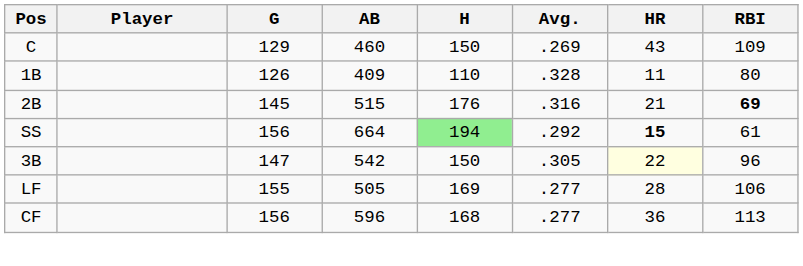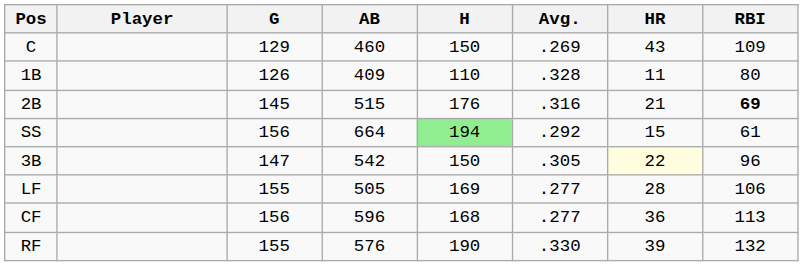(655, 132) bold -> (655, 132) normal
+ row: (31, 246)
